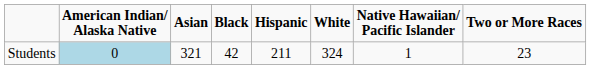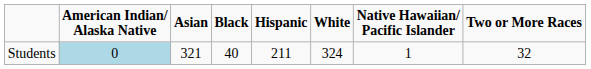(231, 53) 42 -> (231, 53) 40
(524, 53) 23 -> (524, 53) 32
